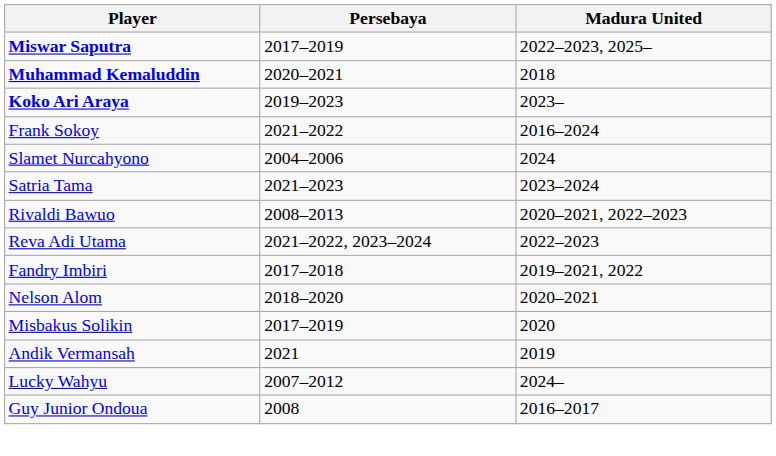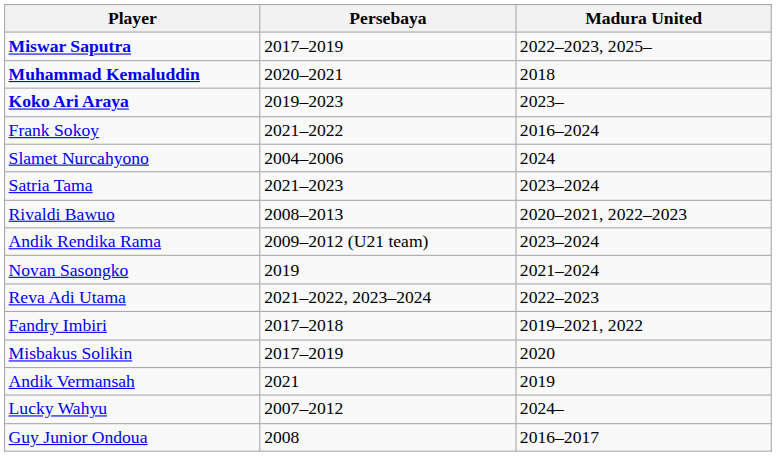+ row: (85, 241)
+ row: (68, 269)
- row: (55, 297)
